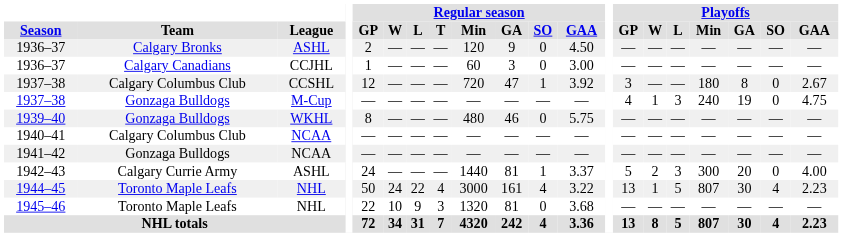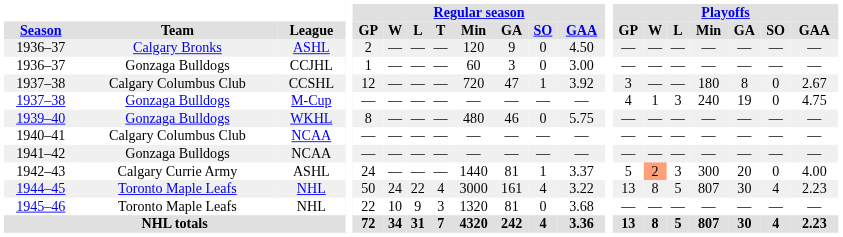(177, 65) Calgary Canadians -> (177, 65) Gonzaga Bulldogs
(655, 171) no background -> (655, 171) lightsalmon background
(655, 188) 1 -> (655, 188) 8
